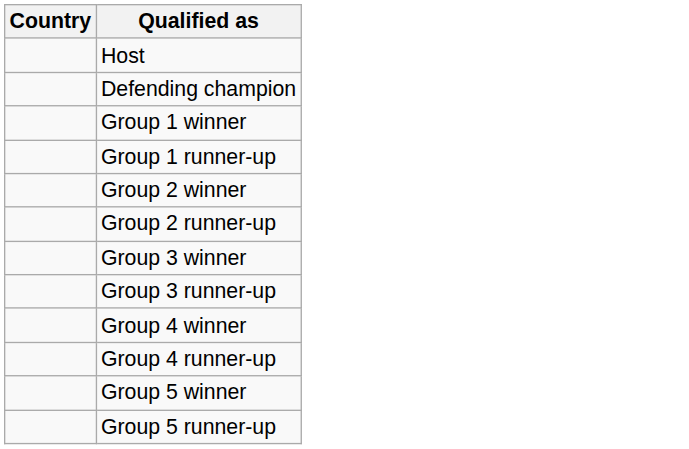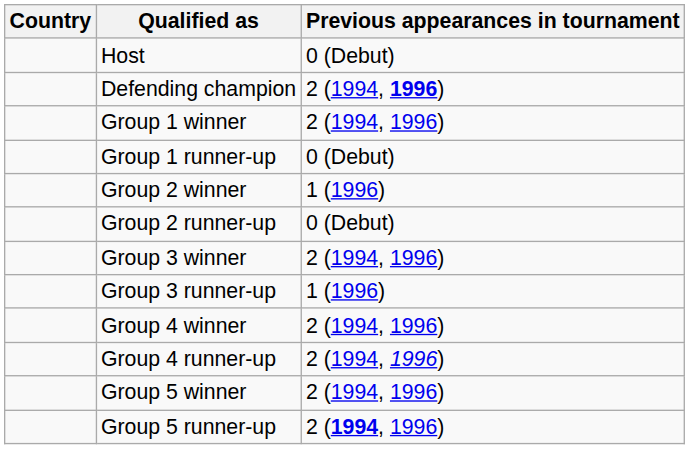+ column: (493, 21)
